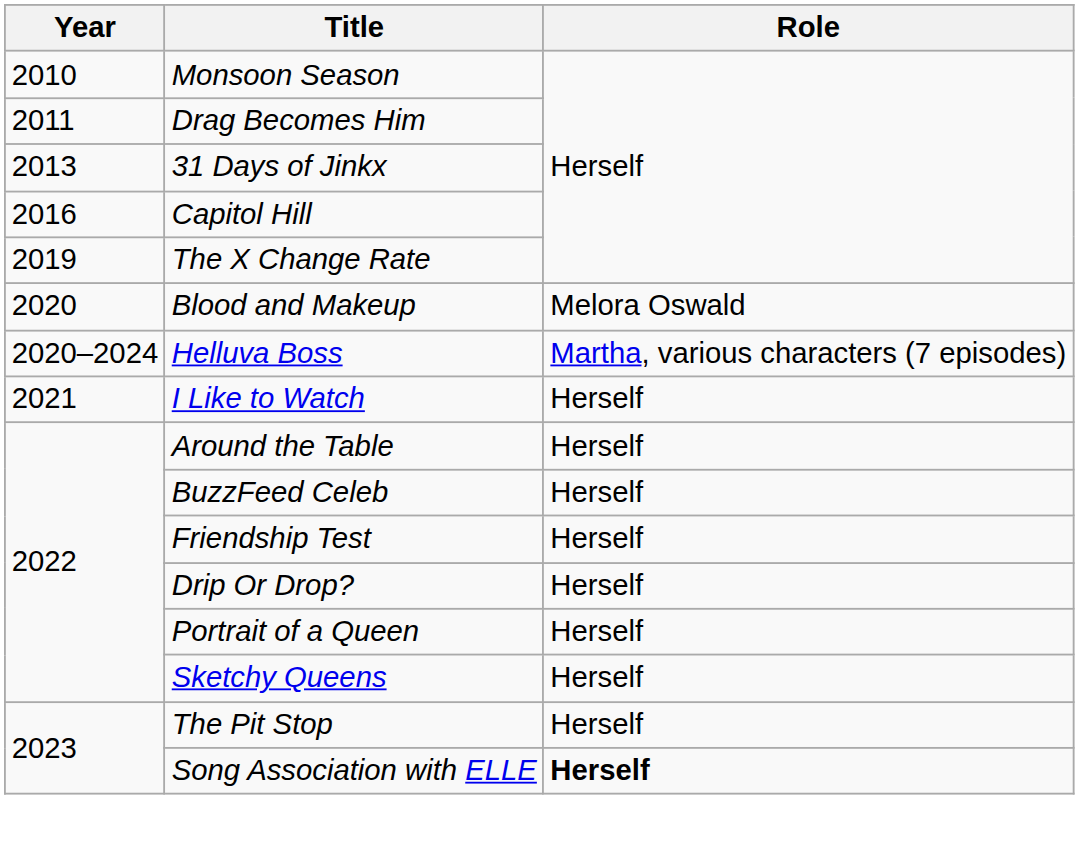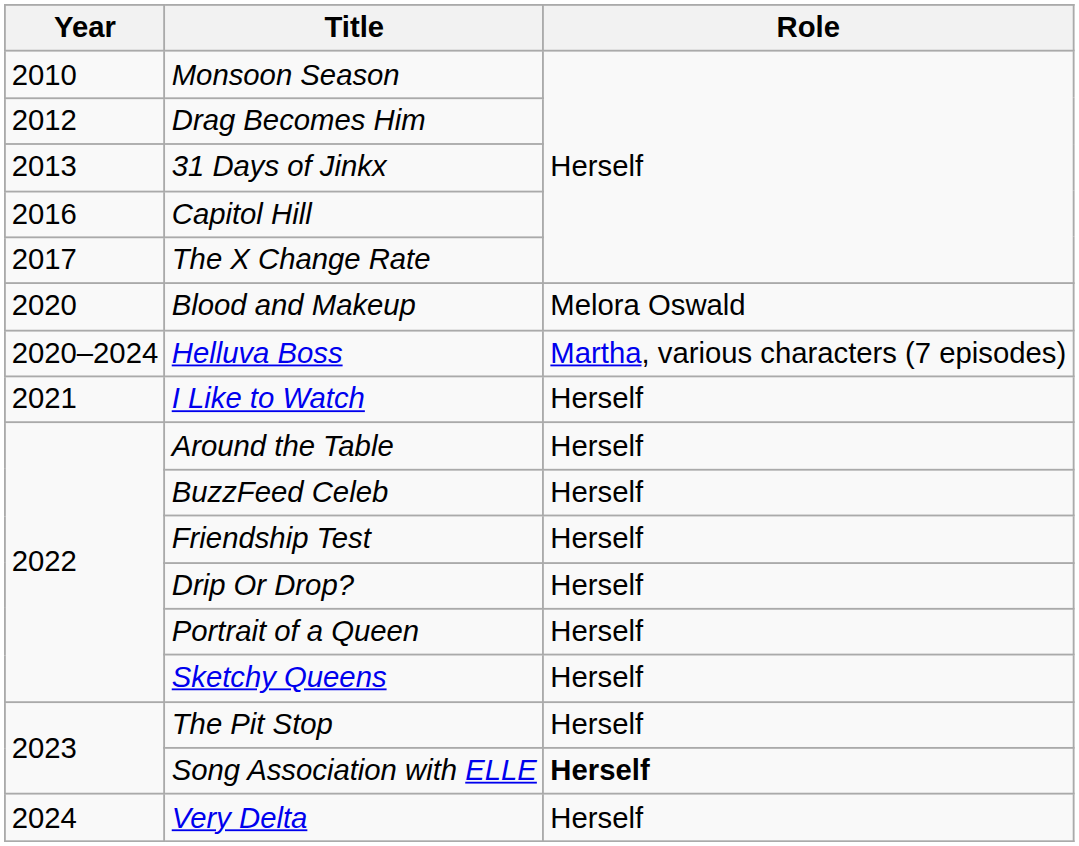(43, 120) 2011 -> (44, 120) 2012
(44, 259) 2019 -> (44, 259) 2017
+ row: (240, 817)
